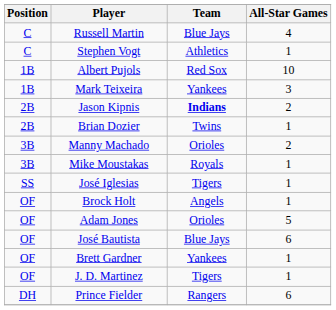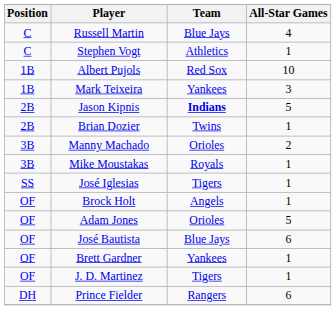(288, 107) 2 -> (288, 107) 5
